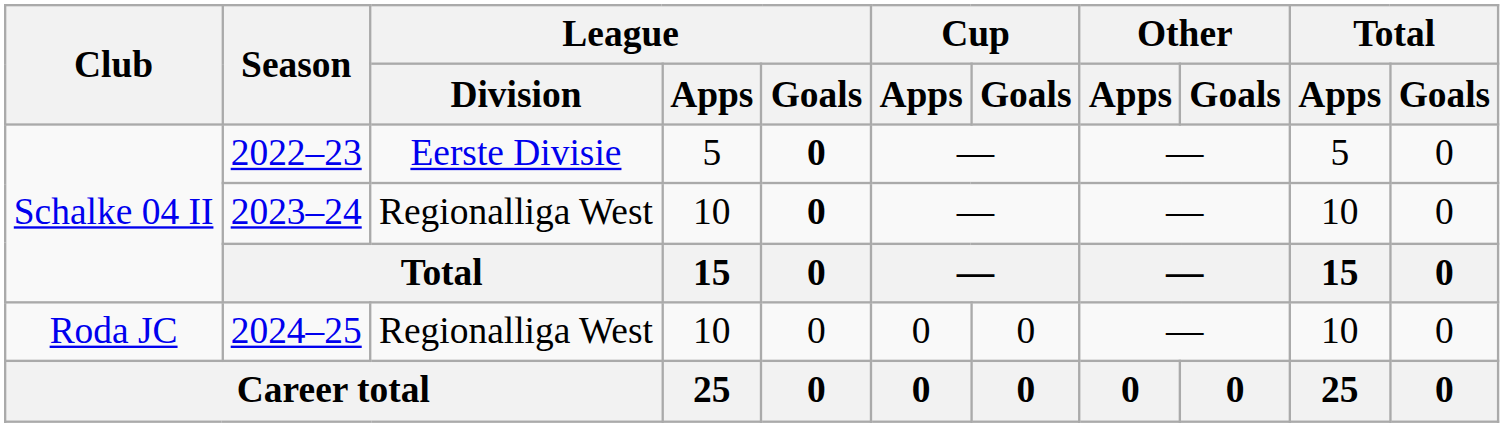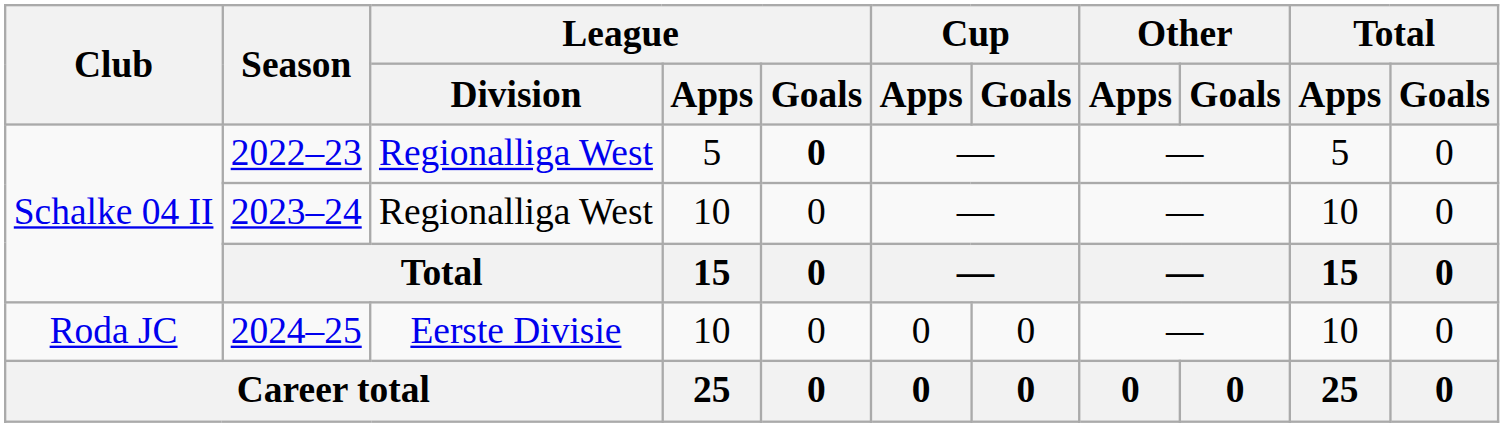(516, 152) Eerste Divisie -> (516, 152) Regionalliga West
(816, 212) bold -> (816, 212) normal
(516, 331) Regionalliga West -> (516, 331) Eerste Divisie
